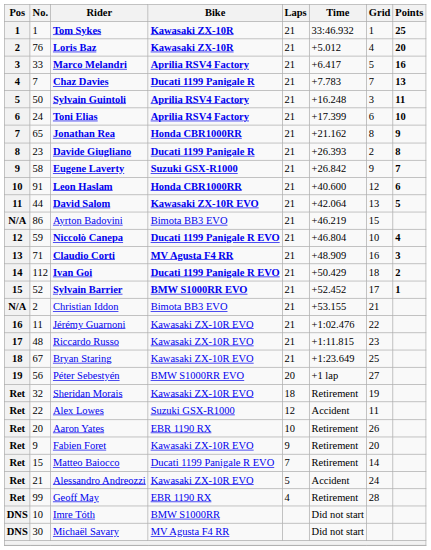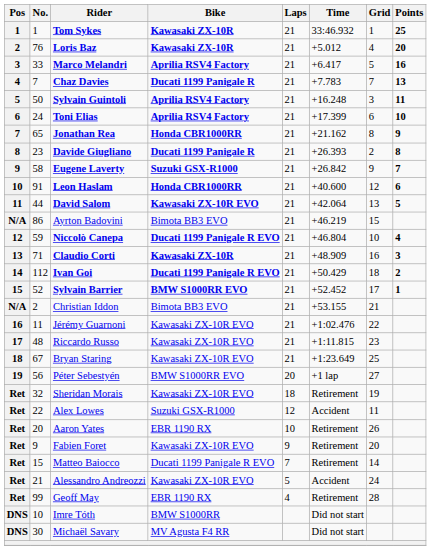(192, 255) MV Agusta F4 RR -> (192, 255) Kawasaki ZX-10R
